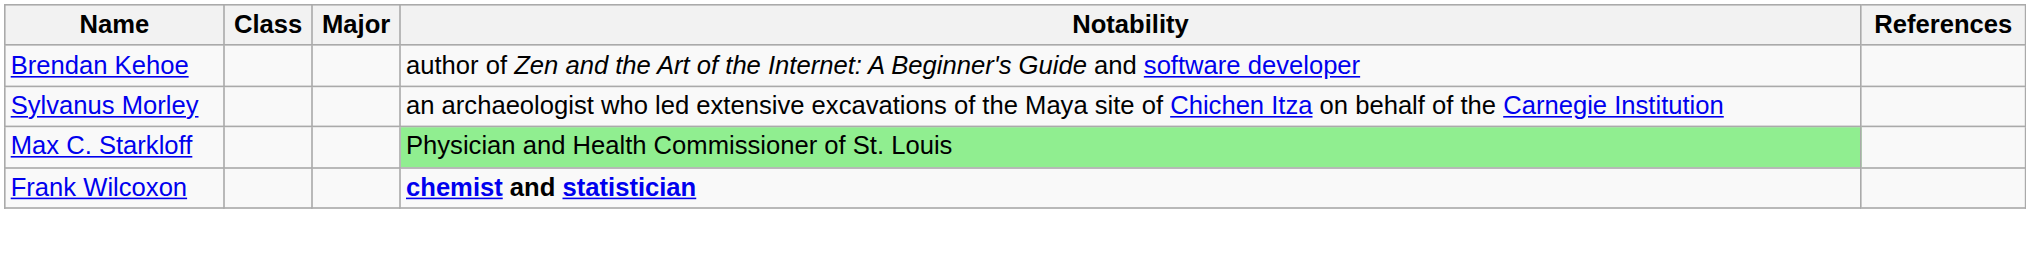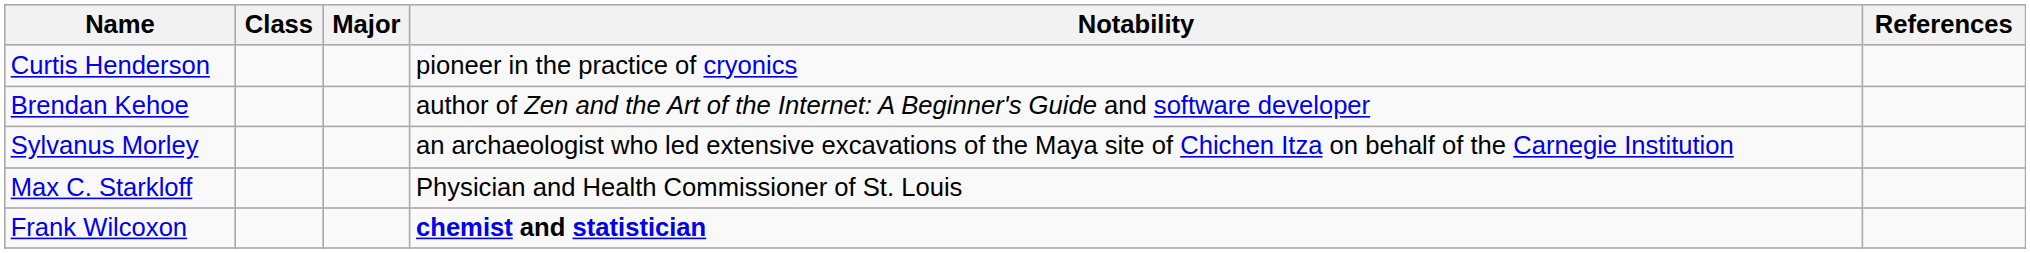+ row: (110, 65)
(679, 146) lightgreen background -> (689, 187) no background
